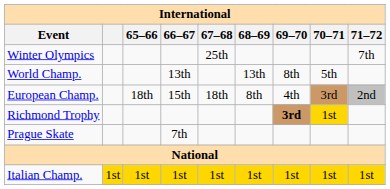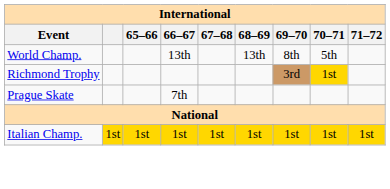- row: (51, 54)
- row: (53, 94)
(292, 114) bold -> (292, 74) normal
